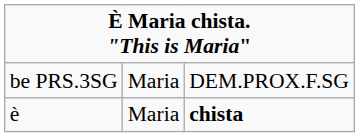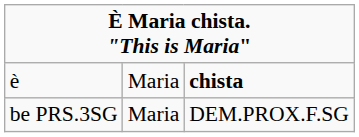rows swapped: (14, 114) <-> (64, 80)
